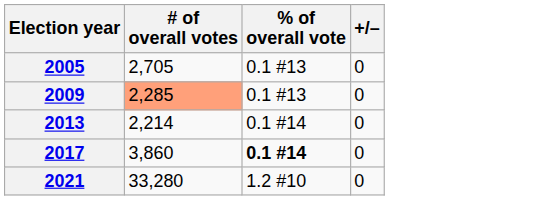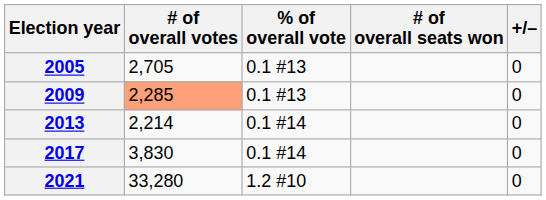+ column: (429, 28)
(151, 152) 3,860 -> (151, 152) 3,830
(276, 152) bold -> (276, 152) normal
